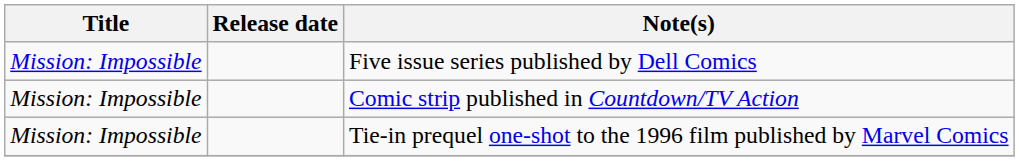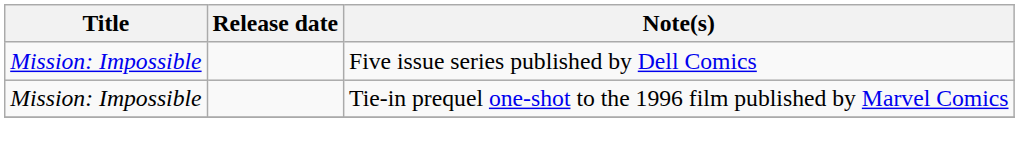- row: (574, 98)
